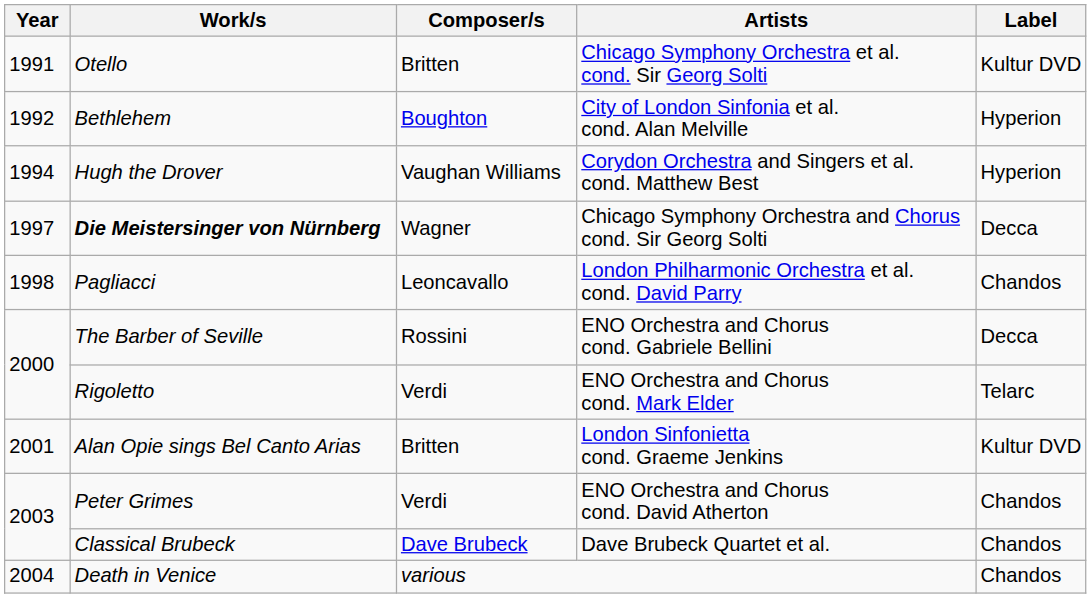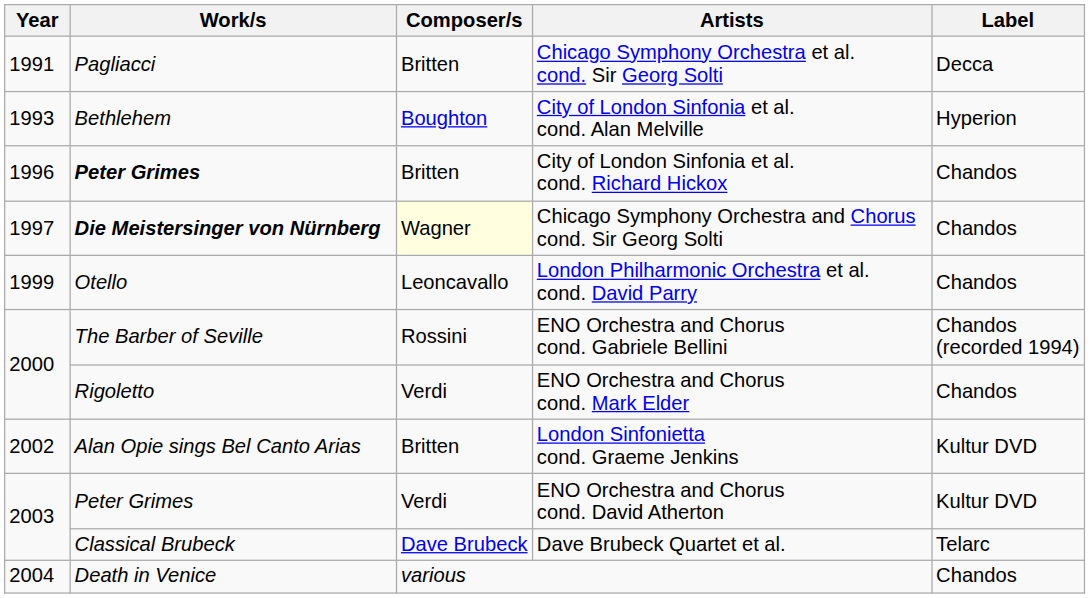(101, 63) Otello -> (115, 63) Pagliacci
(1031, 63) Kultur DVD -> (965, 63) Decca
(32, 118) 1992 -> (32, 118) 1993
- row: (748, 173)
+ row: (666, 173)
(436, 227) no background -> (436, 227) lightyellow background
(1009, 227) Decca -> (976, 227) Chandos
(32, 282) 1998 -> (32, 282) 1999
(115, 282) Pagliacci -> (101, 282) Otello
(1009, 337) Decca -> (1008, 337) Chandos (recorded 1994)
(1007, 391) Telarc -> (976, 391) Chandos
(32, 446) 2001 -> (32, 446) 2002
(1021, 501) Chandos -> (987, 501) Kultur DVD
(1021, 544) Chandos -> (963, 544) Telarc
